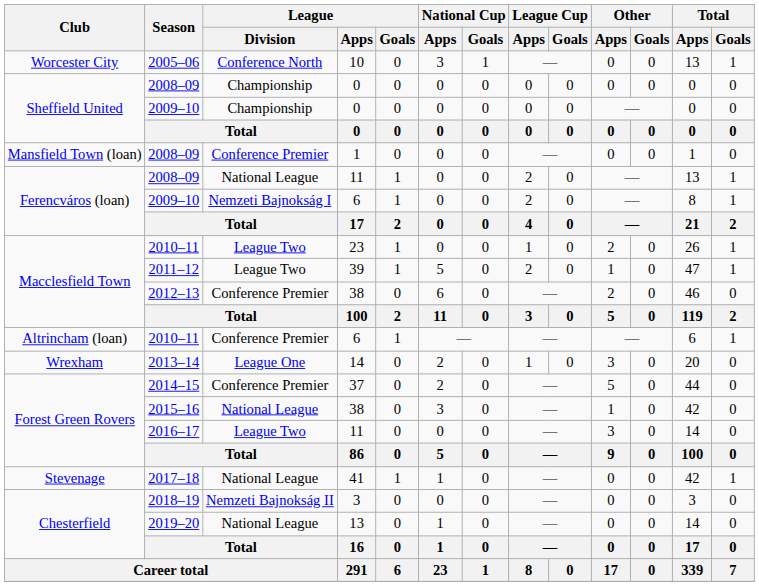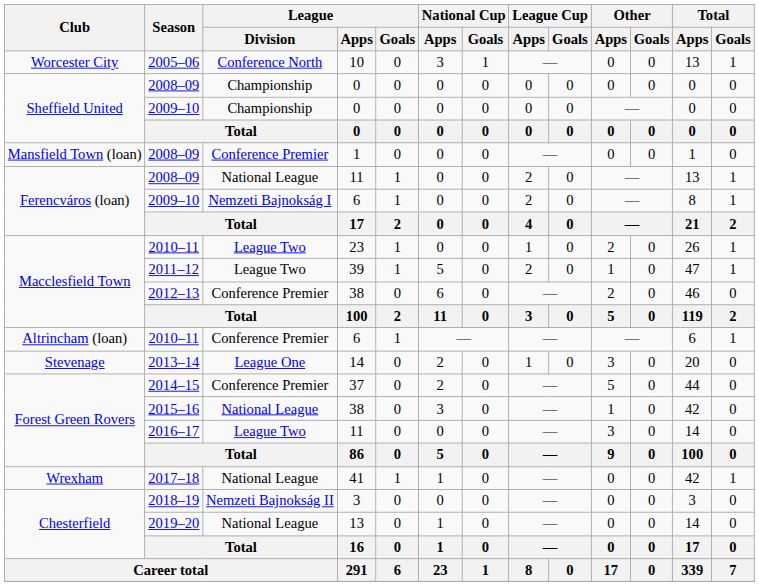(75, 362) Wrexham -> (75, 362) Stevenage
(75, 477) Stevenage -> (75, 477) Wrexham
